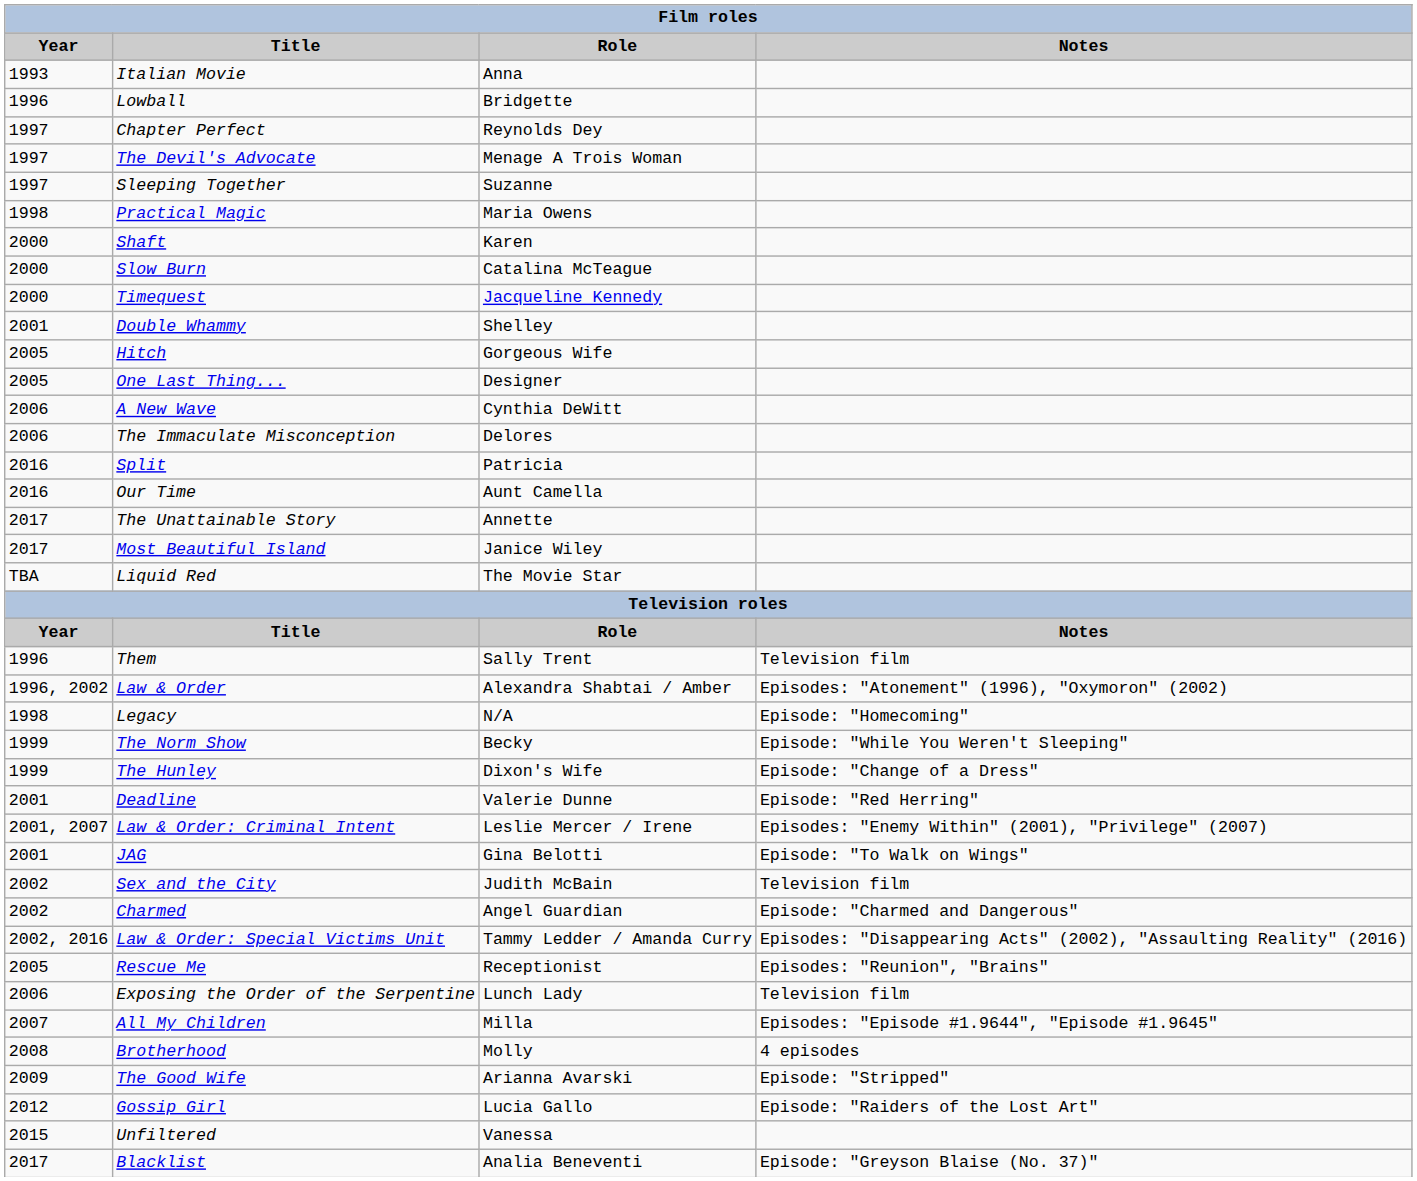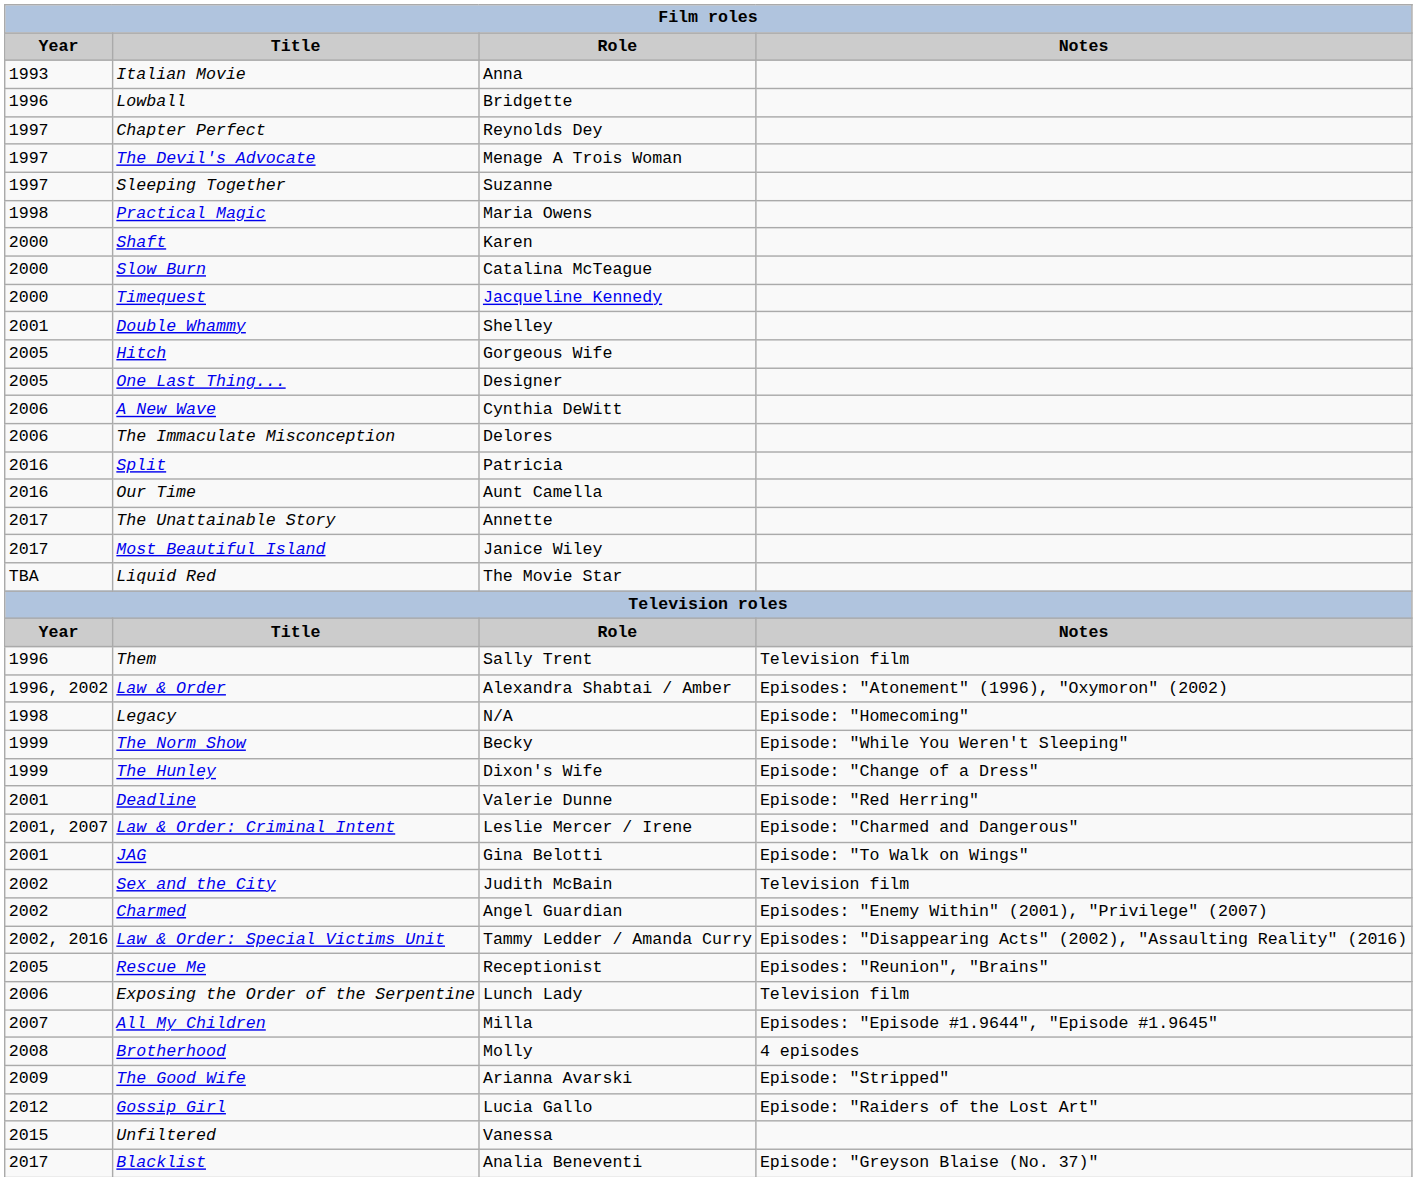(1014, 828) Episodes: "Enemy Within" (2001), "Privilege" (2007) -> (919, 828) Episode: "Charmed and Dangerous"
(919, 912) Episode: "Charmed and Dangerous" -> (1014, 912) Episodes: "Enemy Within" (2001), "Privilege" (2007)
